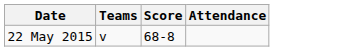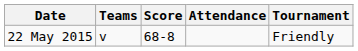+ column: (311, 15)
